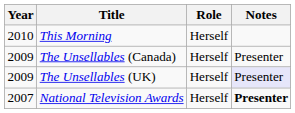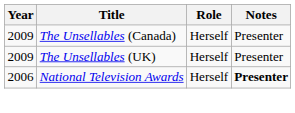- row: (76, 35)
(259, 77) lavender background -> (259, 56) no background
(21, 98) 2007 -> (21, 77) 2006
